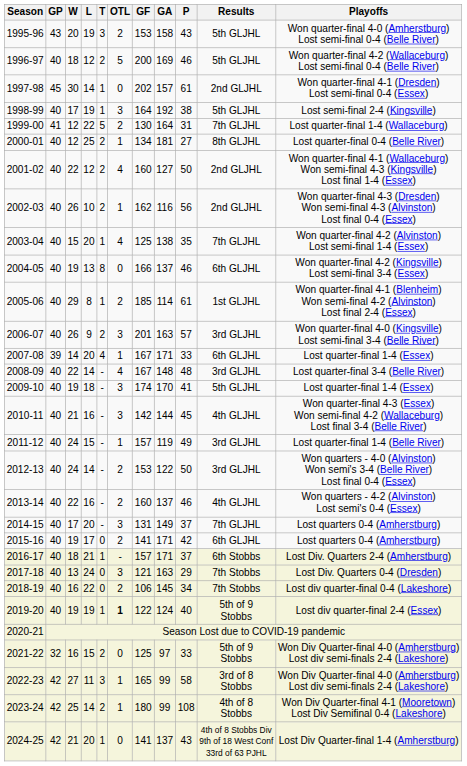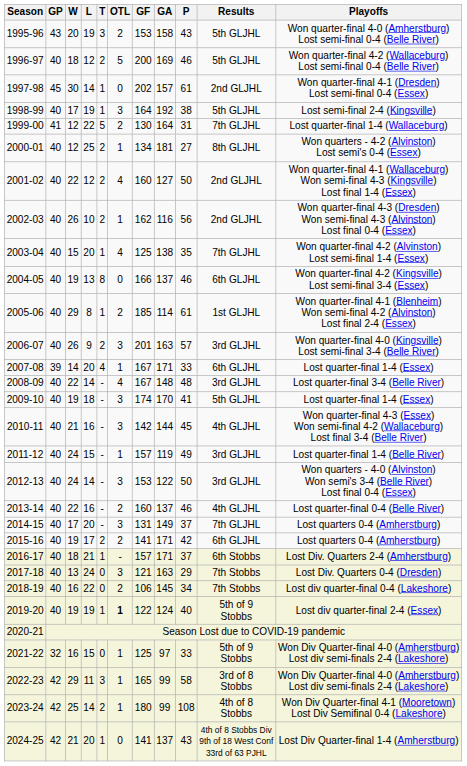(369, 142) Lost quarter-final 0-4 (Belle River) -> (369, 148) Won quarters - 4-2 (Alvinston) Lost semi's 0-4 (Essex)
(120, 470) 2 -> (120, 481) 3
(369, 503) Won quarters - 4-2 (Alvinston) Lost semi's 0-4 (Essex) -> (369, 509) Lost quarter-final 0-4 (Belle River)
(102, 540) 0 -> (102, 540) 2
(102, 653) 2 -> (102, 653) 0
(120, 653) 0 -> (120, 653) 1
(73, 681) 27 -> (73, 681) 29
